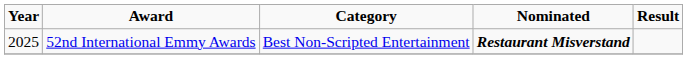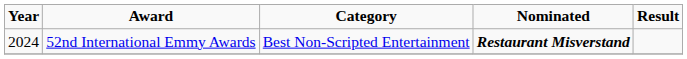(24, 41) 2025 -> (24, 41) 2024
